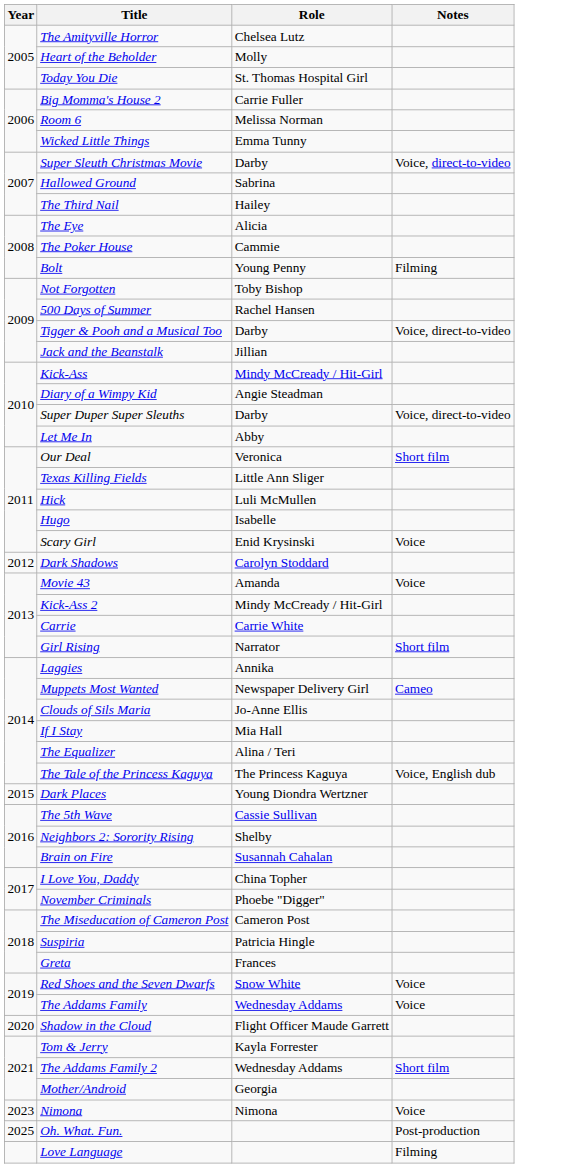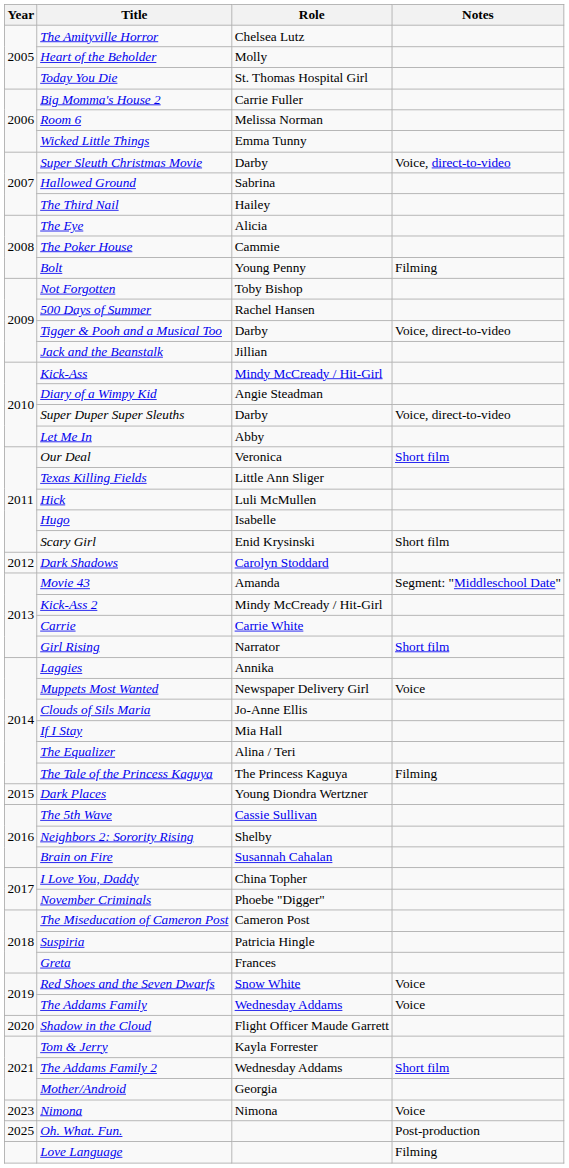(410, 541) Voice -> (422, 541) Short film
(410, 583) Voice -> (478, 583) Segment: "Middleschool Date"
(414, 688) Cameo -> (410, 688) Voice
(445, 773) Voice, English dub -> (416, 773) Filming
